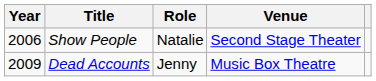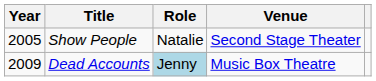(25, 40) 2006 -> (25, 40) 2005
(177, 64) no background -> (177, 64) lightblue background
